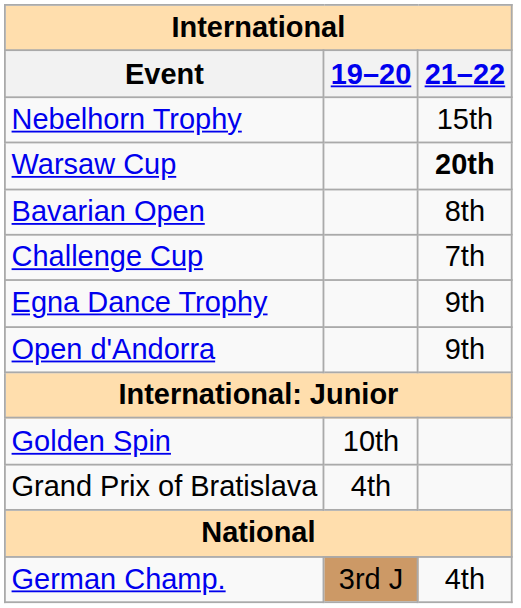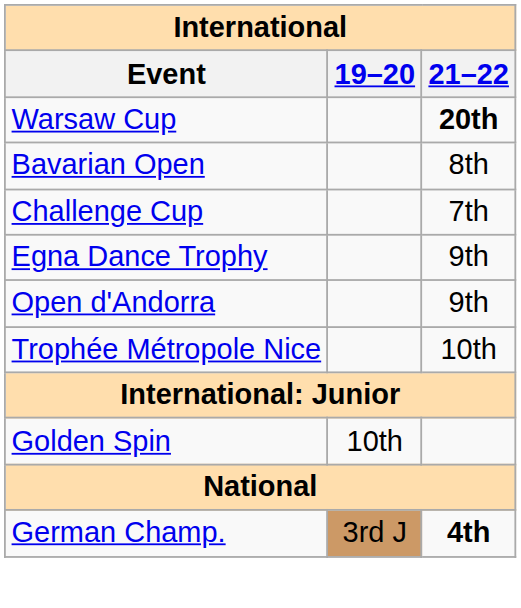- row: (127, 119)
+ row: (166, 348)
- row: (164, 486)
(465, 578) normal -> (469, 532) bold
